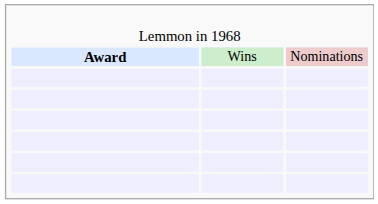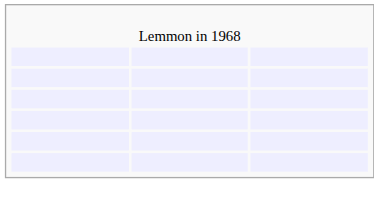- row: (105, 57)
